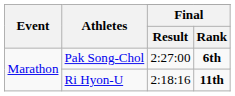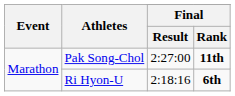(212, 58) 6th -> (212, 58) 11th
(212, 80) 11th -> (212, 80) 6th
